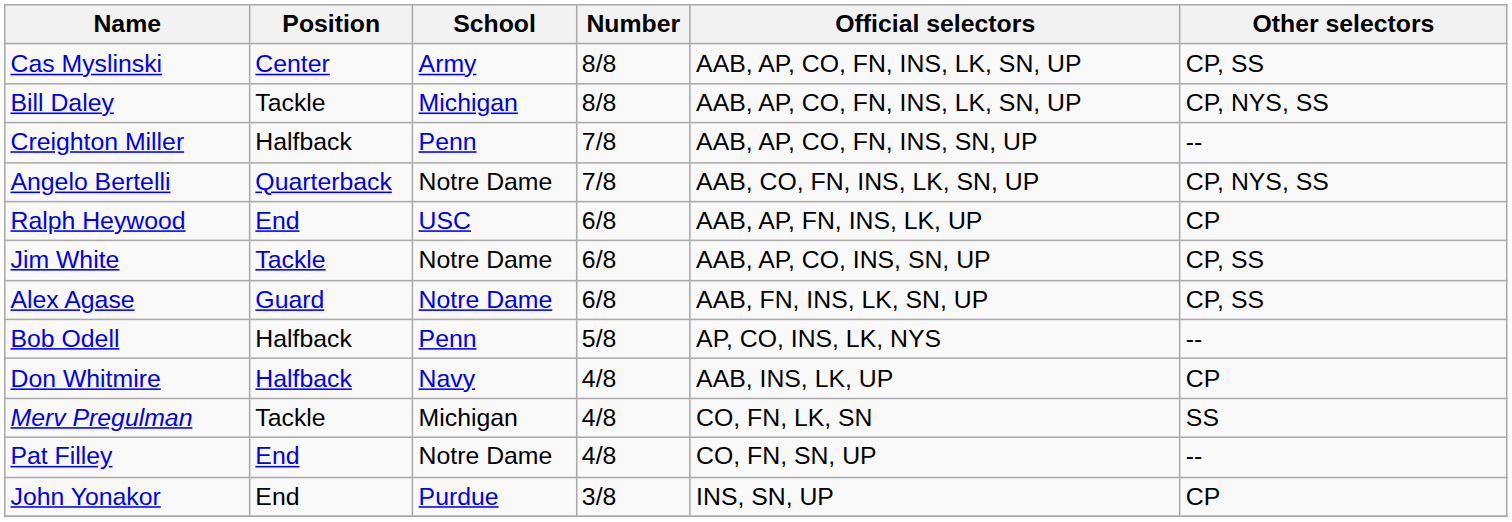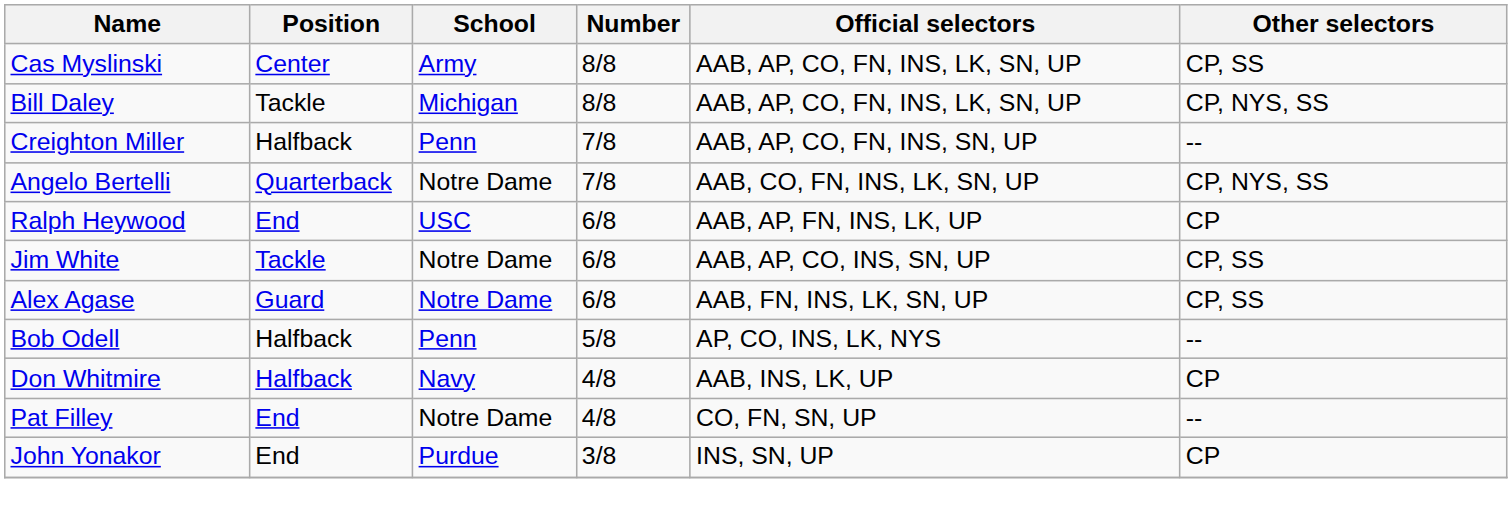- row: (101, 417)
